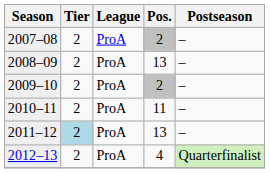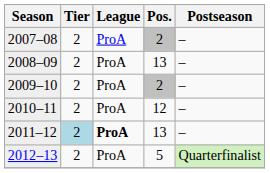(159, 109) 11 -> (159, 109) 12
(111, 132) normal -> (112, 132) bold
(159, 155) 4 -> (159, 155) 5
